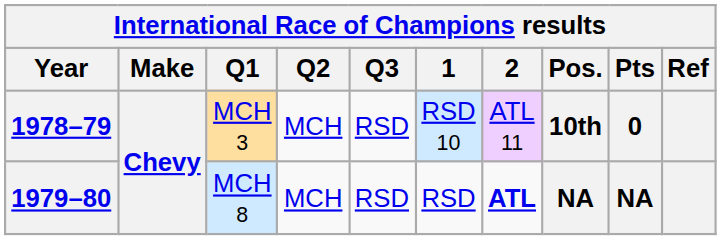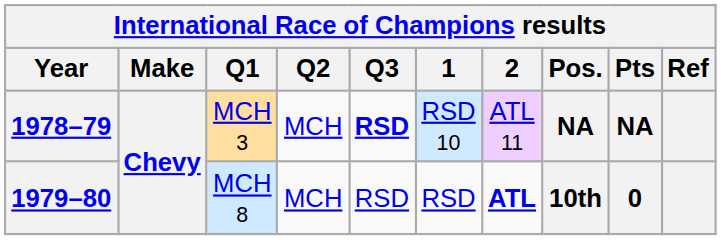(382, 126) normal -> (382, 126) bold
(576, 126) 10th -> (576, 126) NA
(635, 126) 0 -> (635, 126) NA
(576, 198) NA -> (576, 198) 10th
(635, 198) NA -> (635, 198) 0
